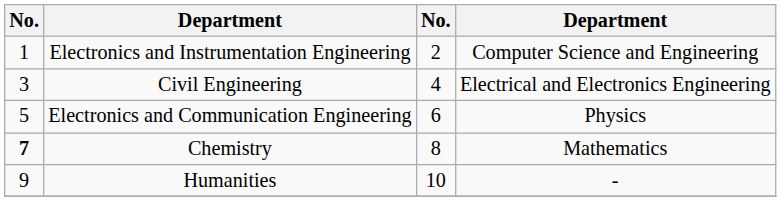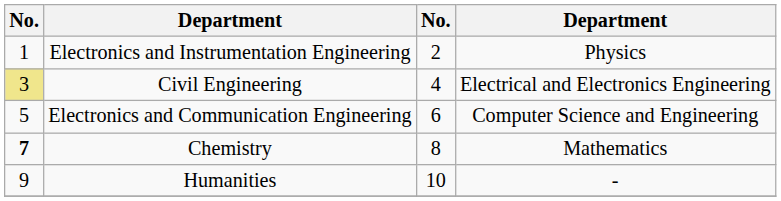(615, 52) Computer Science and Engineering -> (615, 52) Physics
(24, 84) no background -> (24, 84) khaki background
(615, 116) Physics -> (615, 116) Computer Science and Engineering
